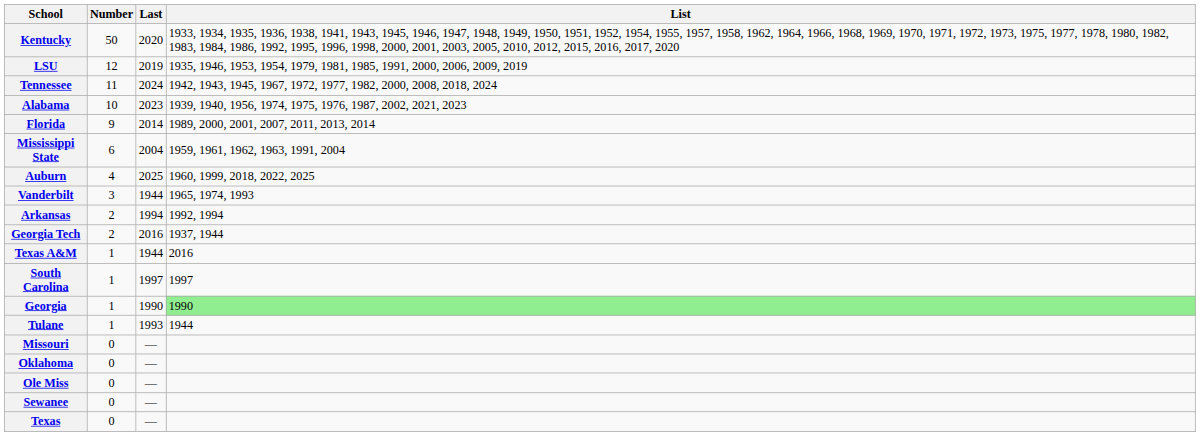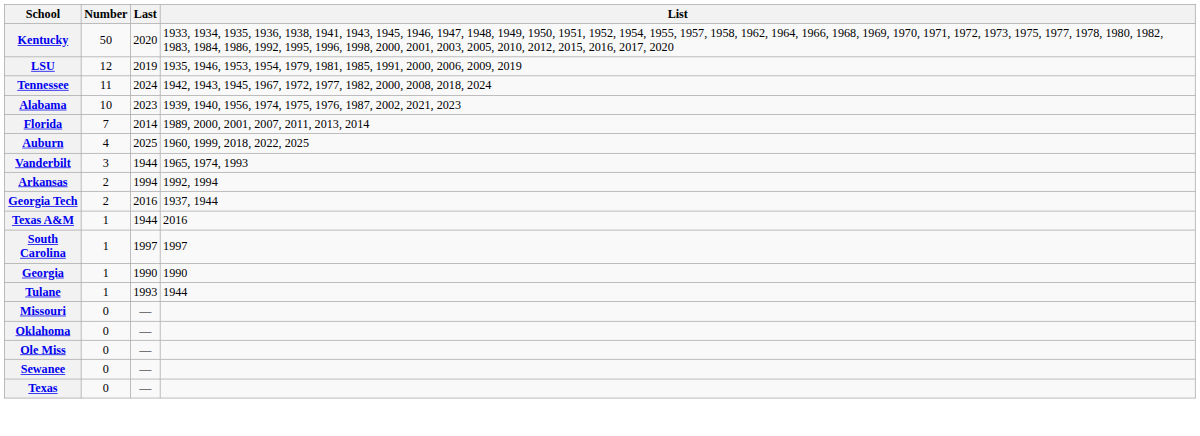(112, 124) 9 -> (106, 124) 7
- row: (46, 150)
(181, 305) lightgreen background -> (175, 272) no background
